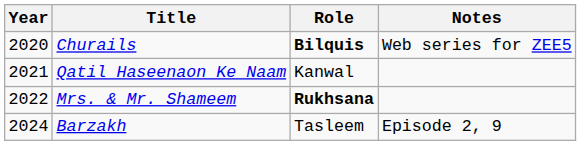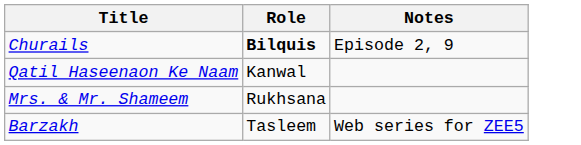- column: (29, 18)
(477, 45) Web series for ZEE5 -> (394, 45) Episode 2, 9
(334, 100) bold -> (286, 100) normal
(442, 127) Episode 2, 9 -> (429, 127) Web series for ZEE5
